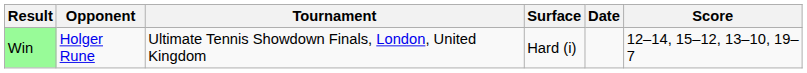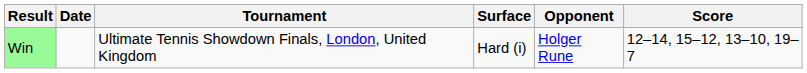columns swapped: (604, 16) <-> (101, 16)
